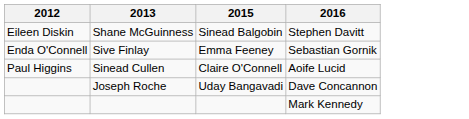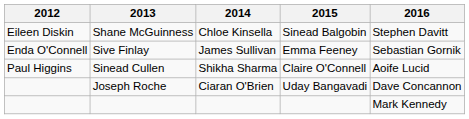+ column: (238, 13)
